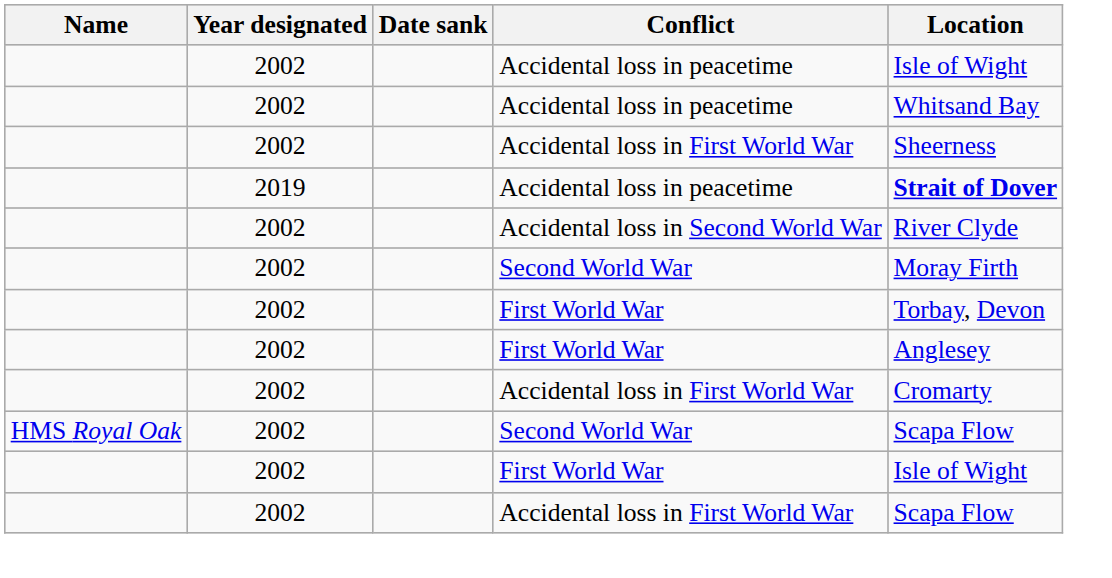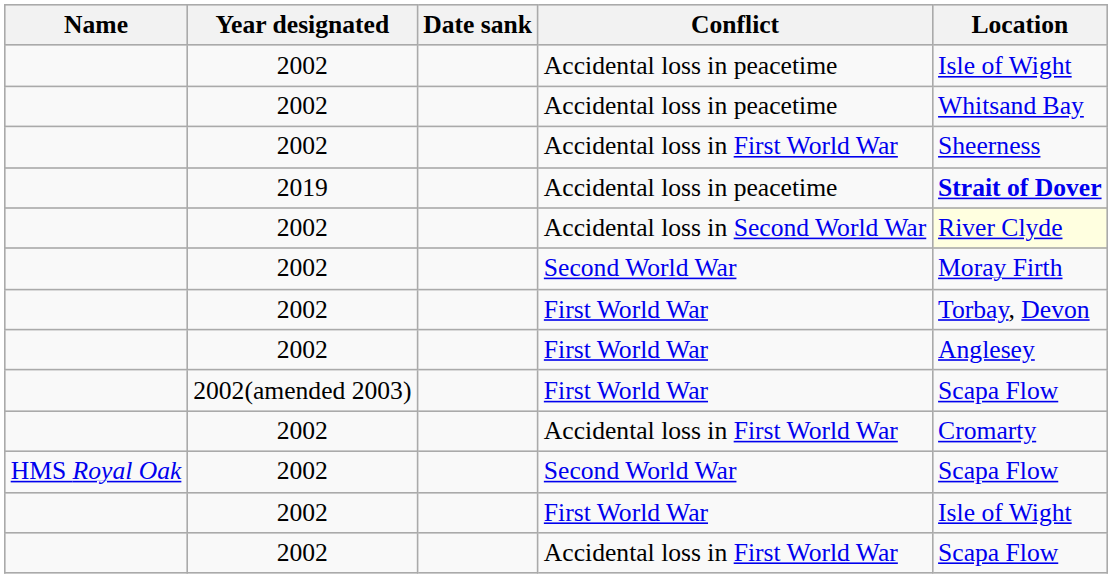(956, 227) no background -> (1000, 227) lightyellow background
+ row: (302, 390)
